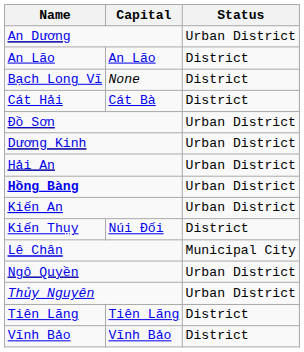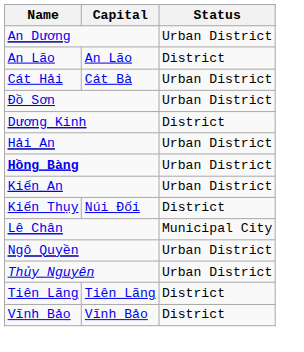- row: (55, 79)
(217, 101) District -> (217, 79) Urban District
(241, 144) Urban District -> (193, 122) District
